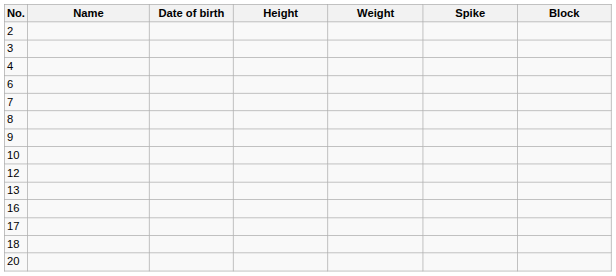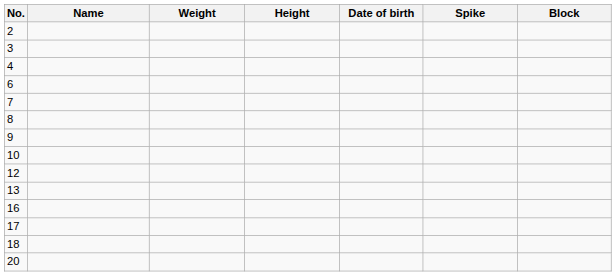columns swapped: (191, 13) <-> (376, 13)
